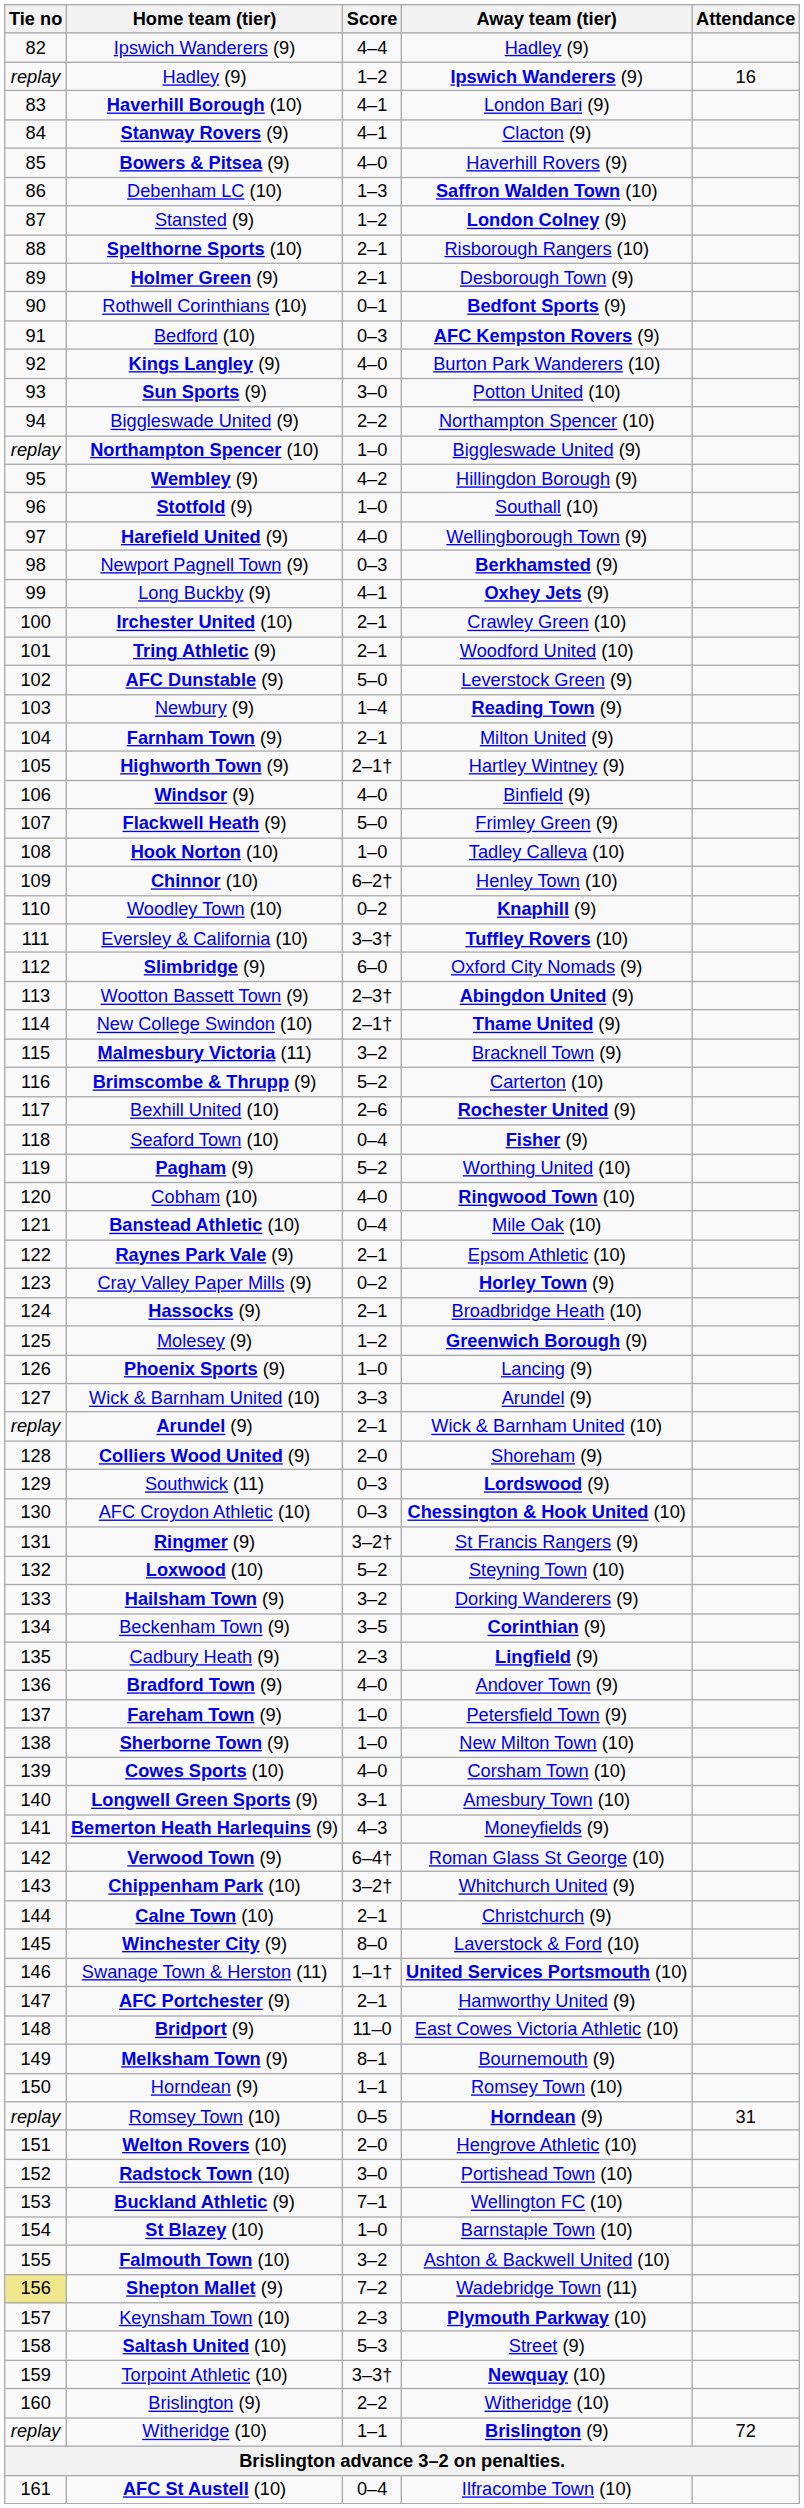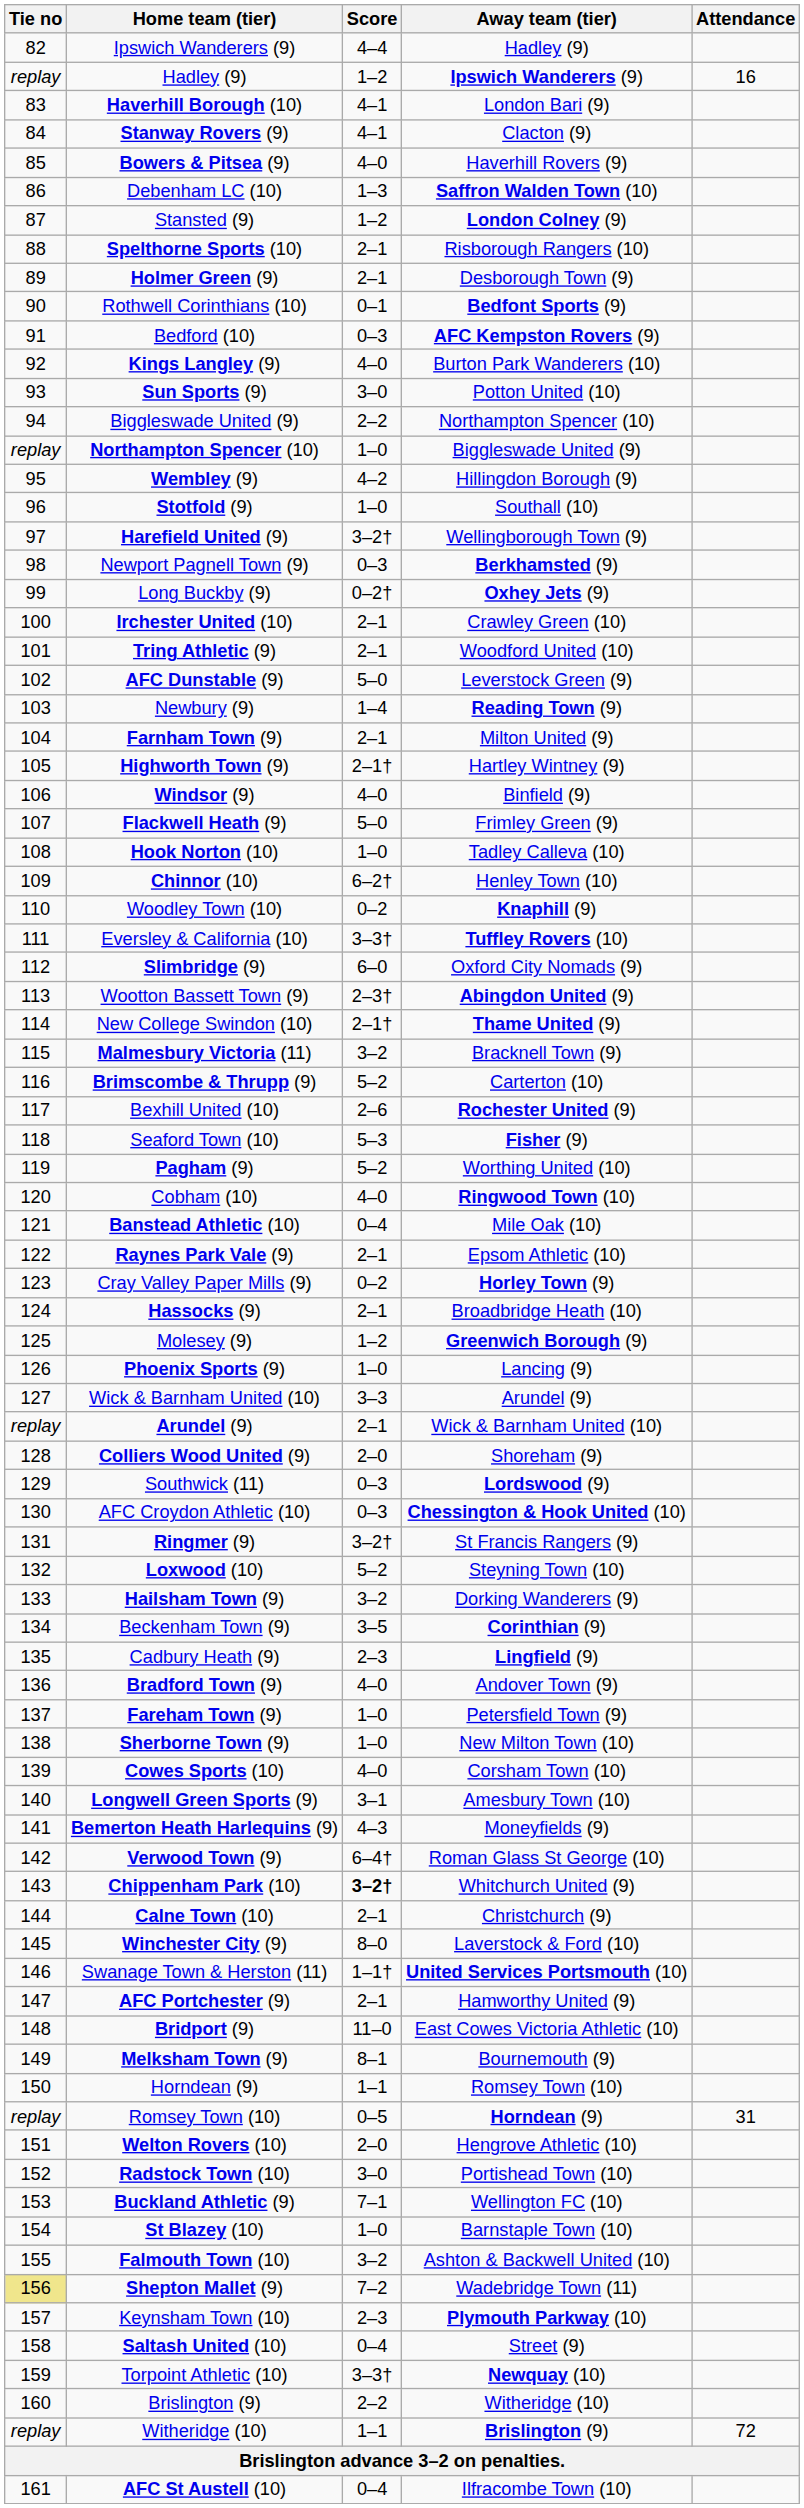(372, 536) 4–0 -> (372, 536) 3–2†
(372, 593) 4–1 -> (372, 593) 0–2†
(372, 1139) 0–4 -> (372, 1139) 5–3
(372, 1886) normal -> (372, 1886) bold
(372, 2345) 5–3 -> (372, 2345) 0–4
